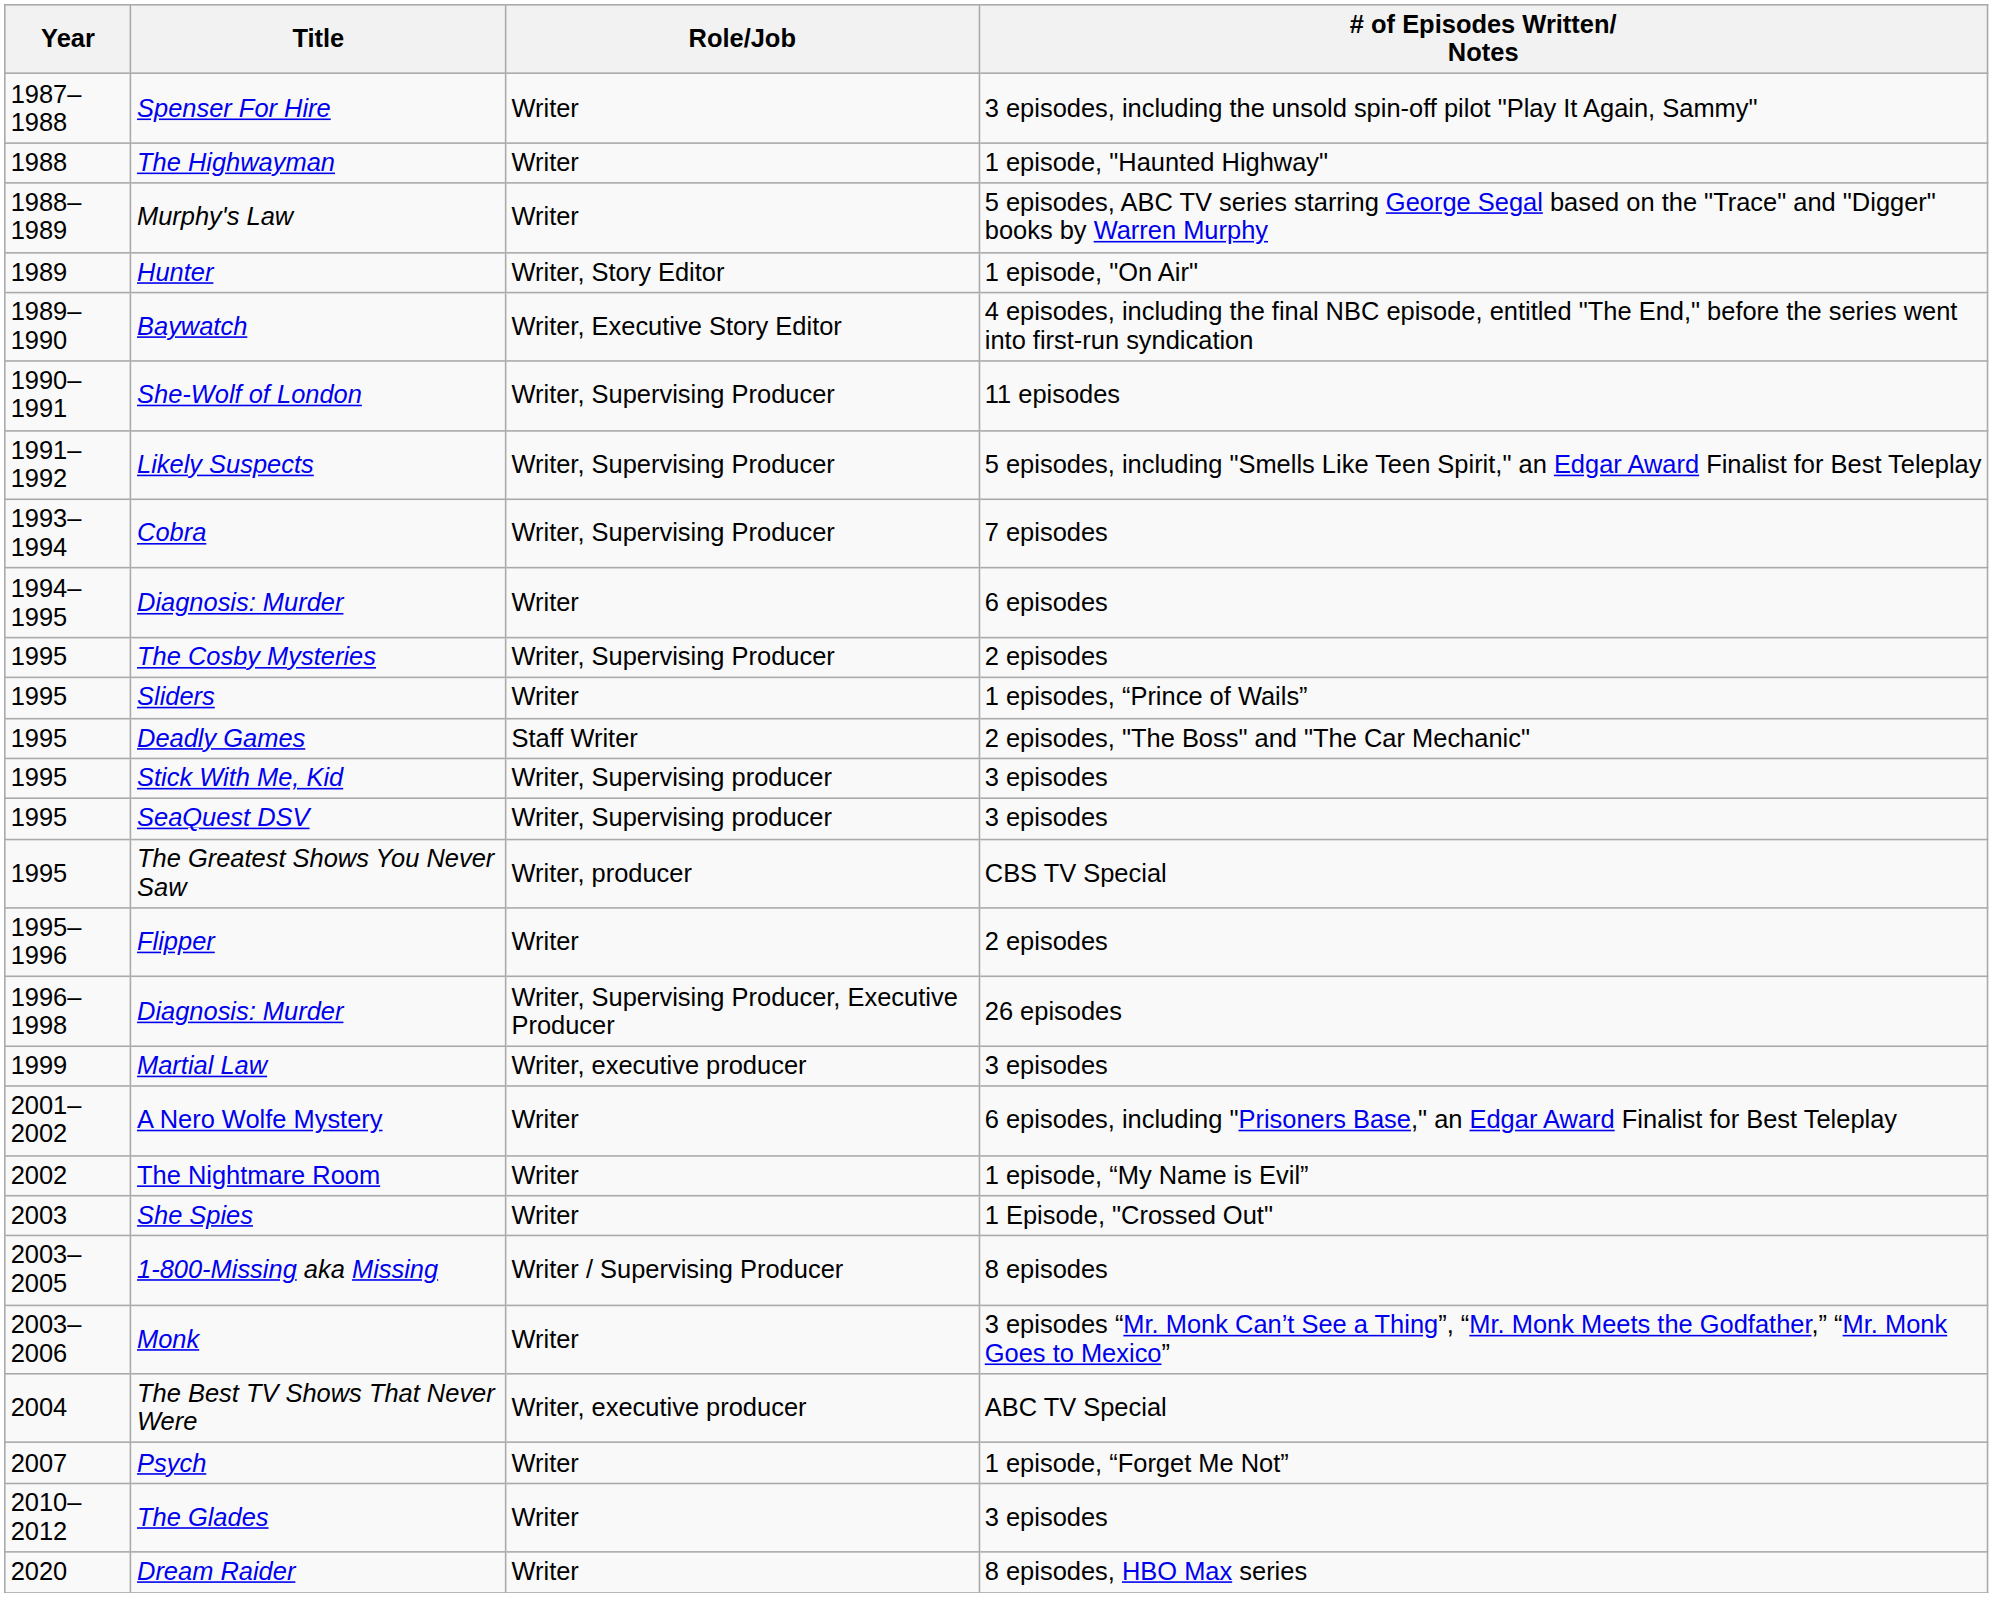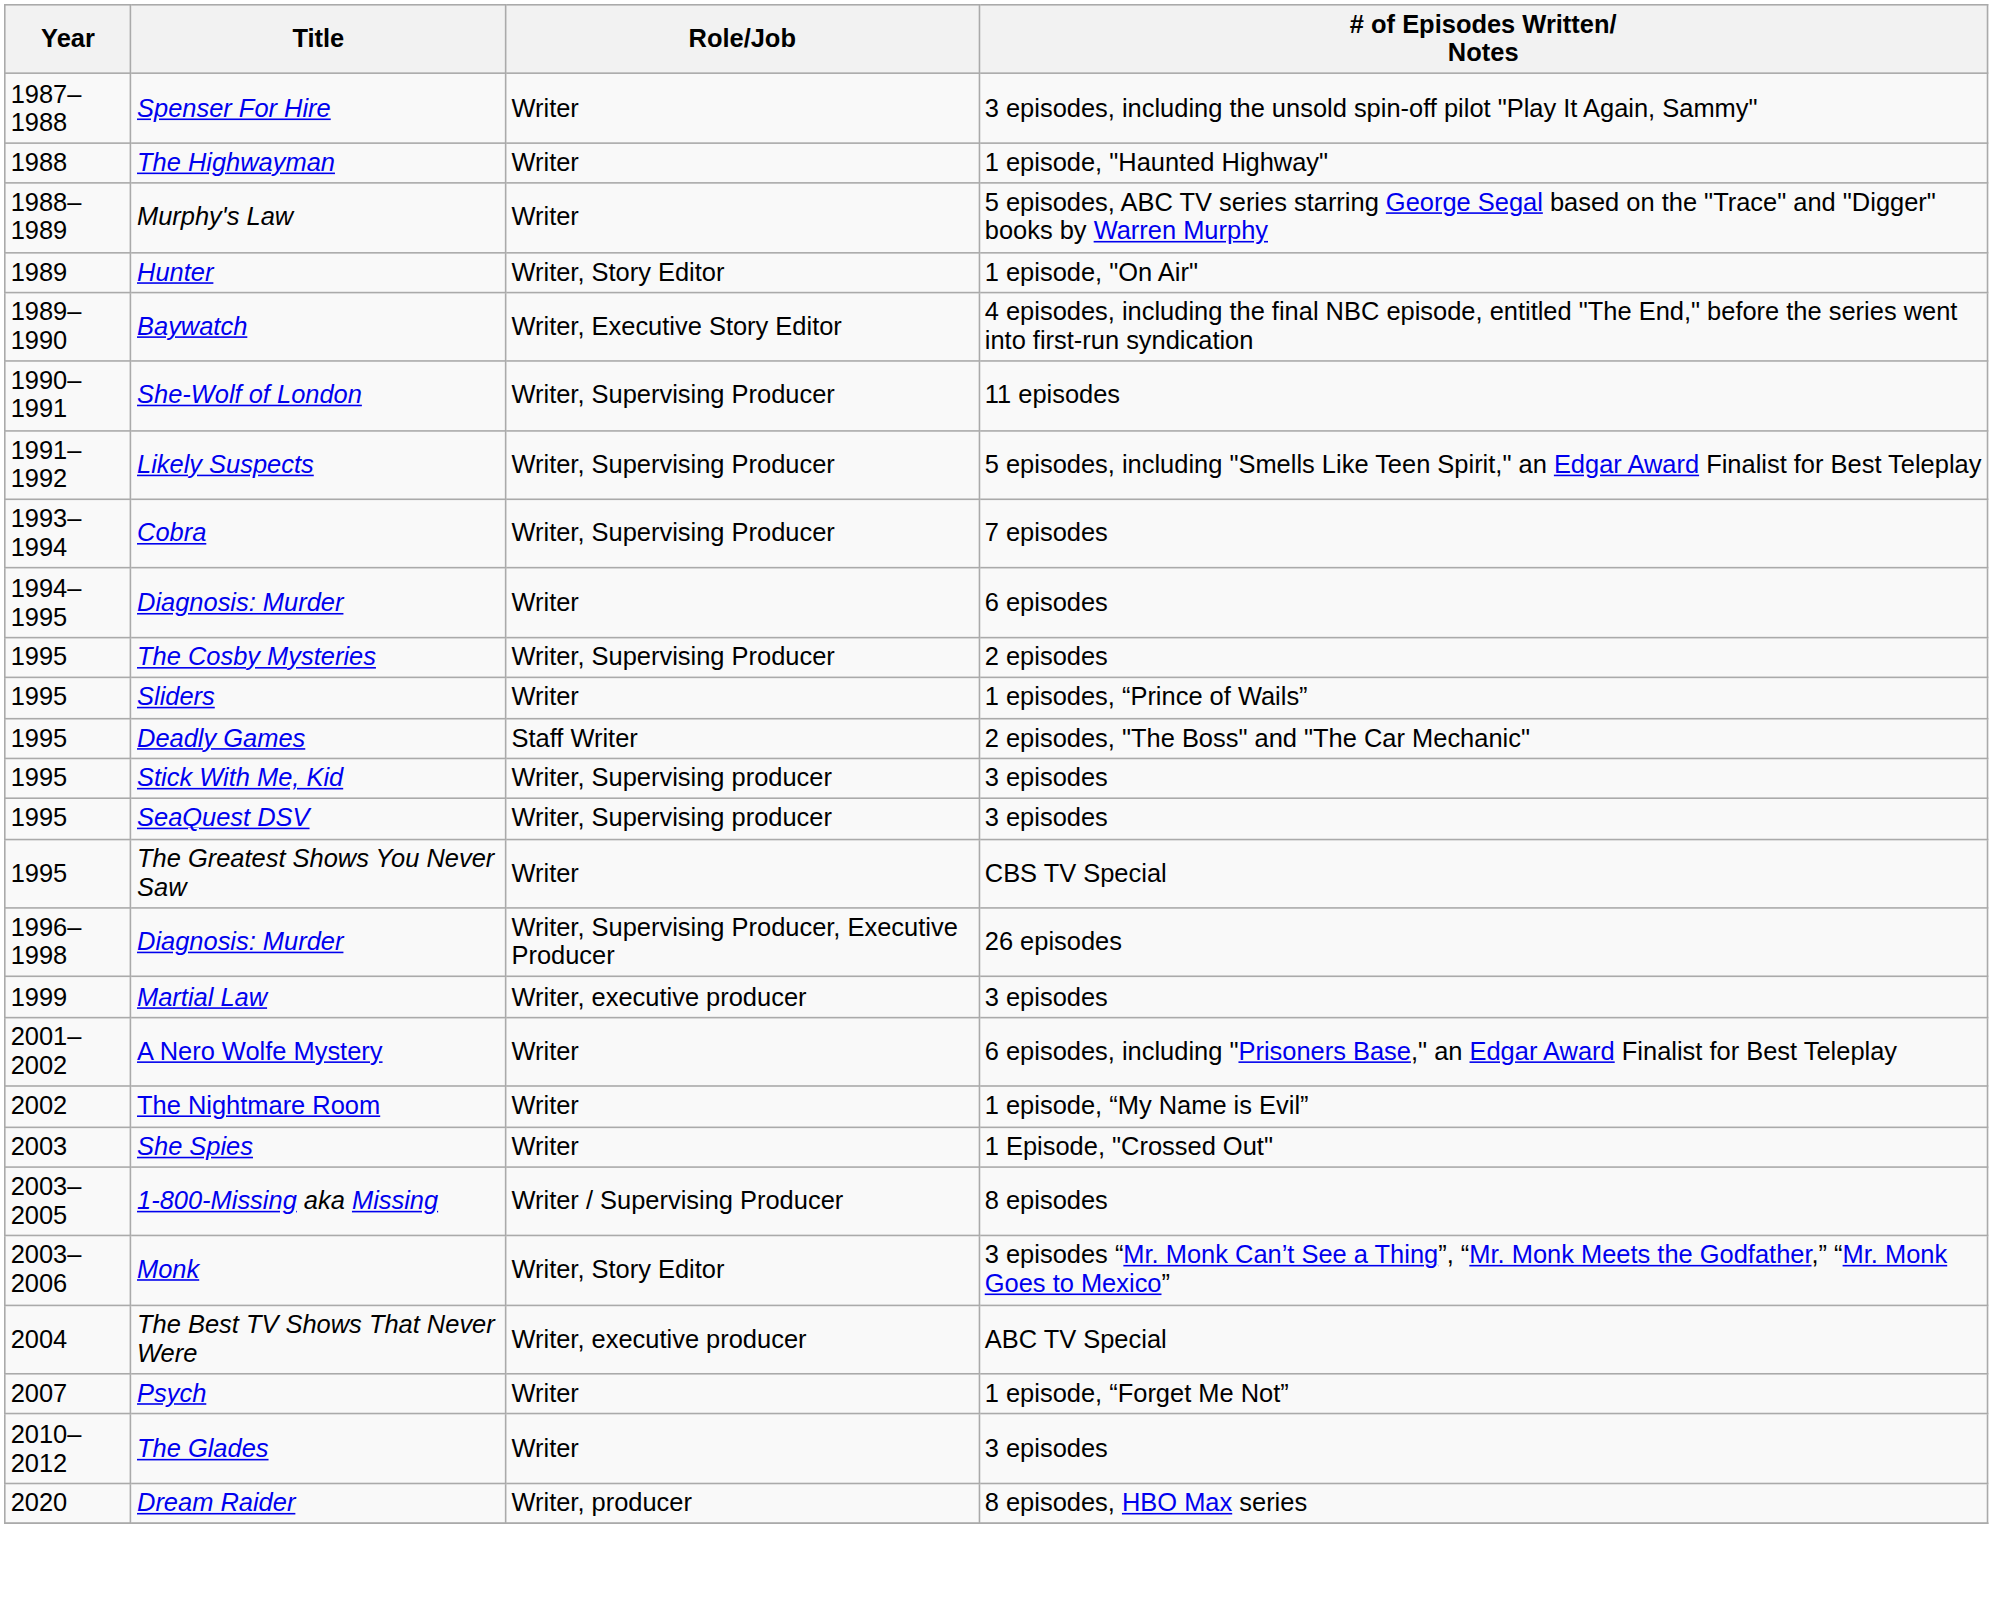(602, 873) Writer, producer -> (545, 873) Writer
- row: (176, 942)
(545, 1339) Writer -> (618, 1270) Writer, Story Editor
(545, 1571) Writer -> (602, 1502) Writer, producer
